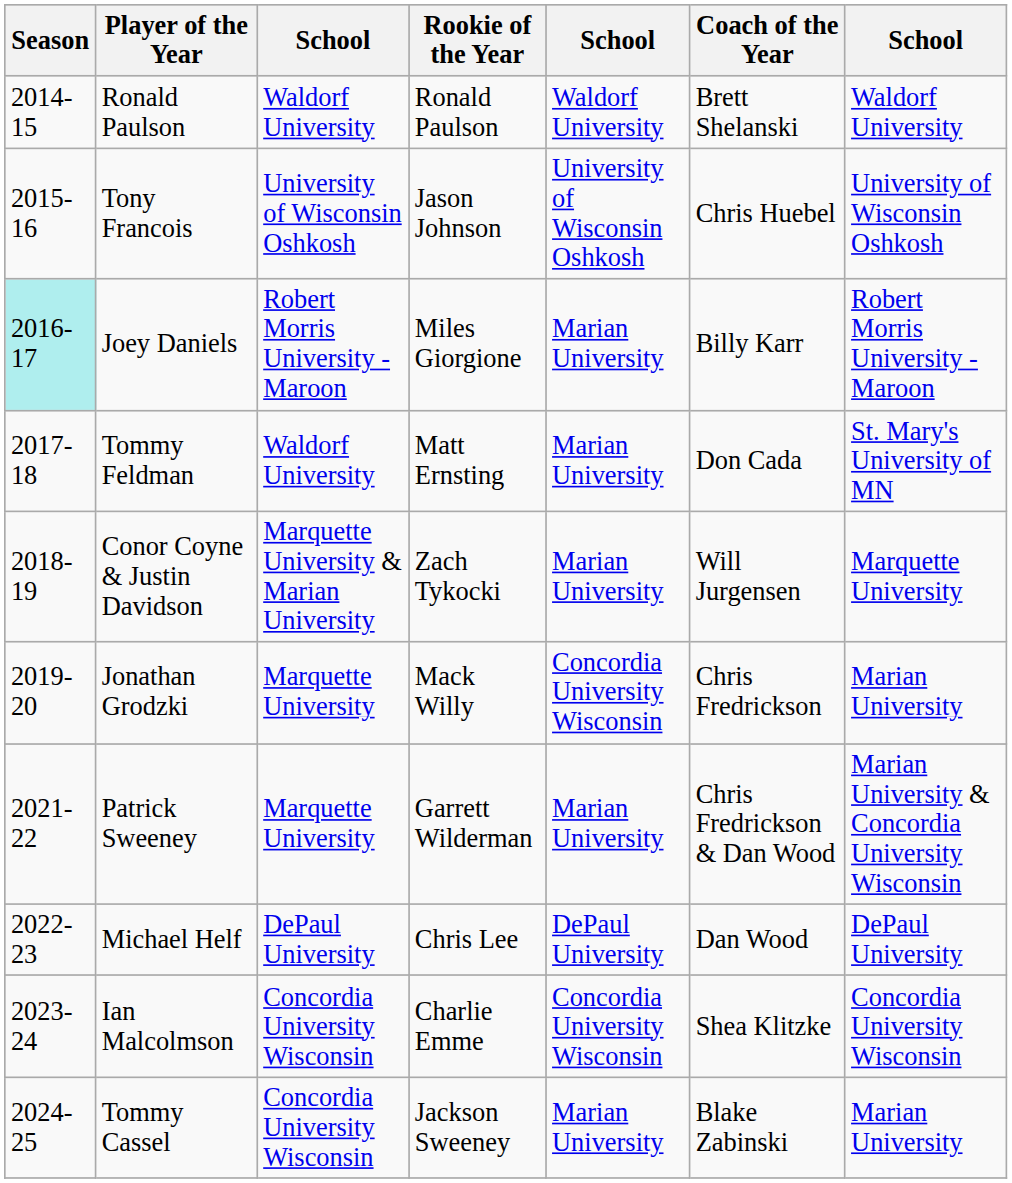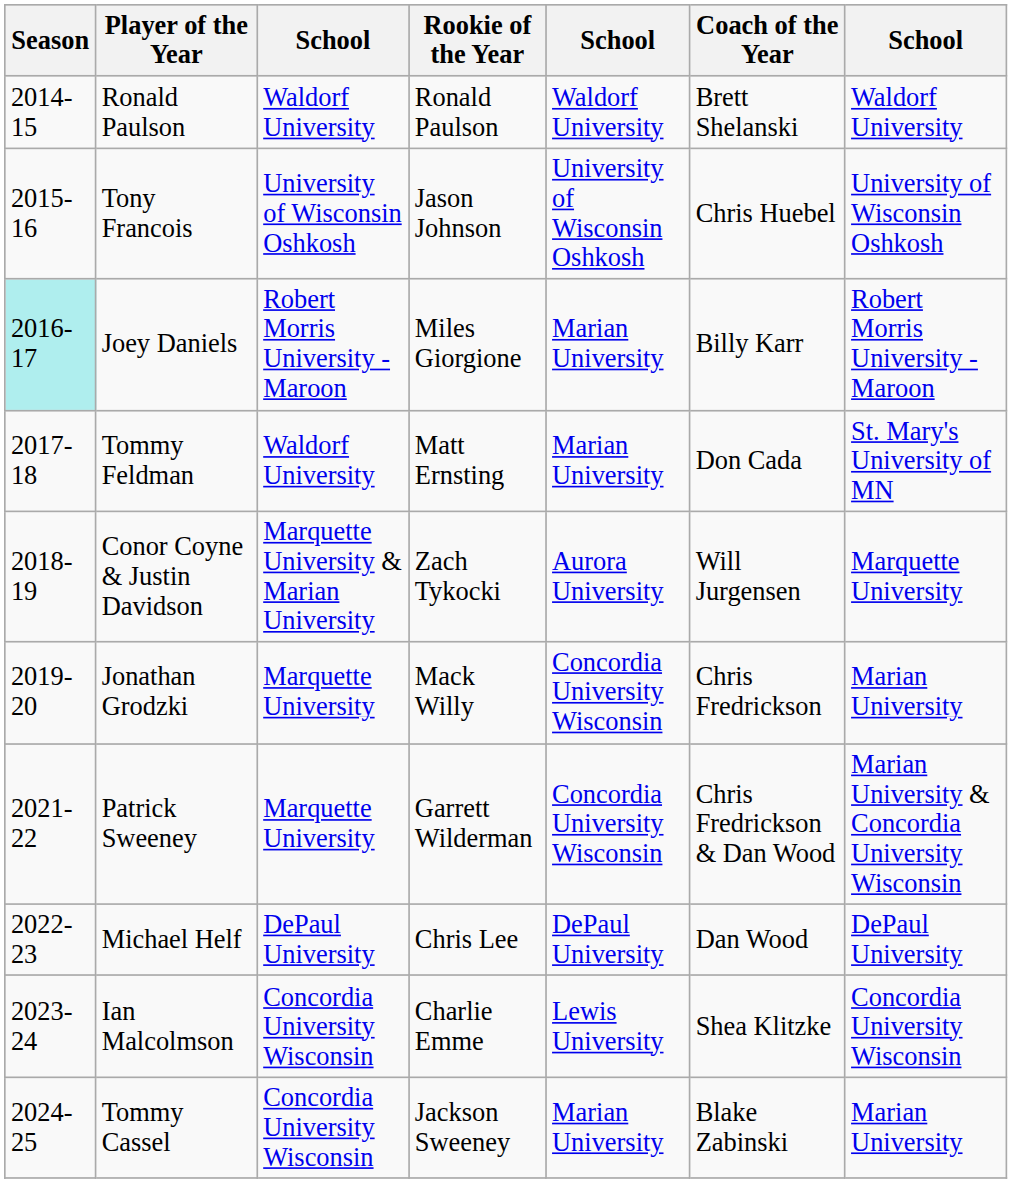(608, 576) Marian University -> (608, 576) Aurora University
(608, 823) Marian University -> (608, 823) Concordia University Wisconsin
(608, 1025) Concordia University Wisconsin -> (608, 1025) Lewis University
